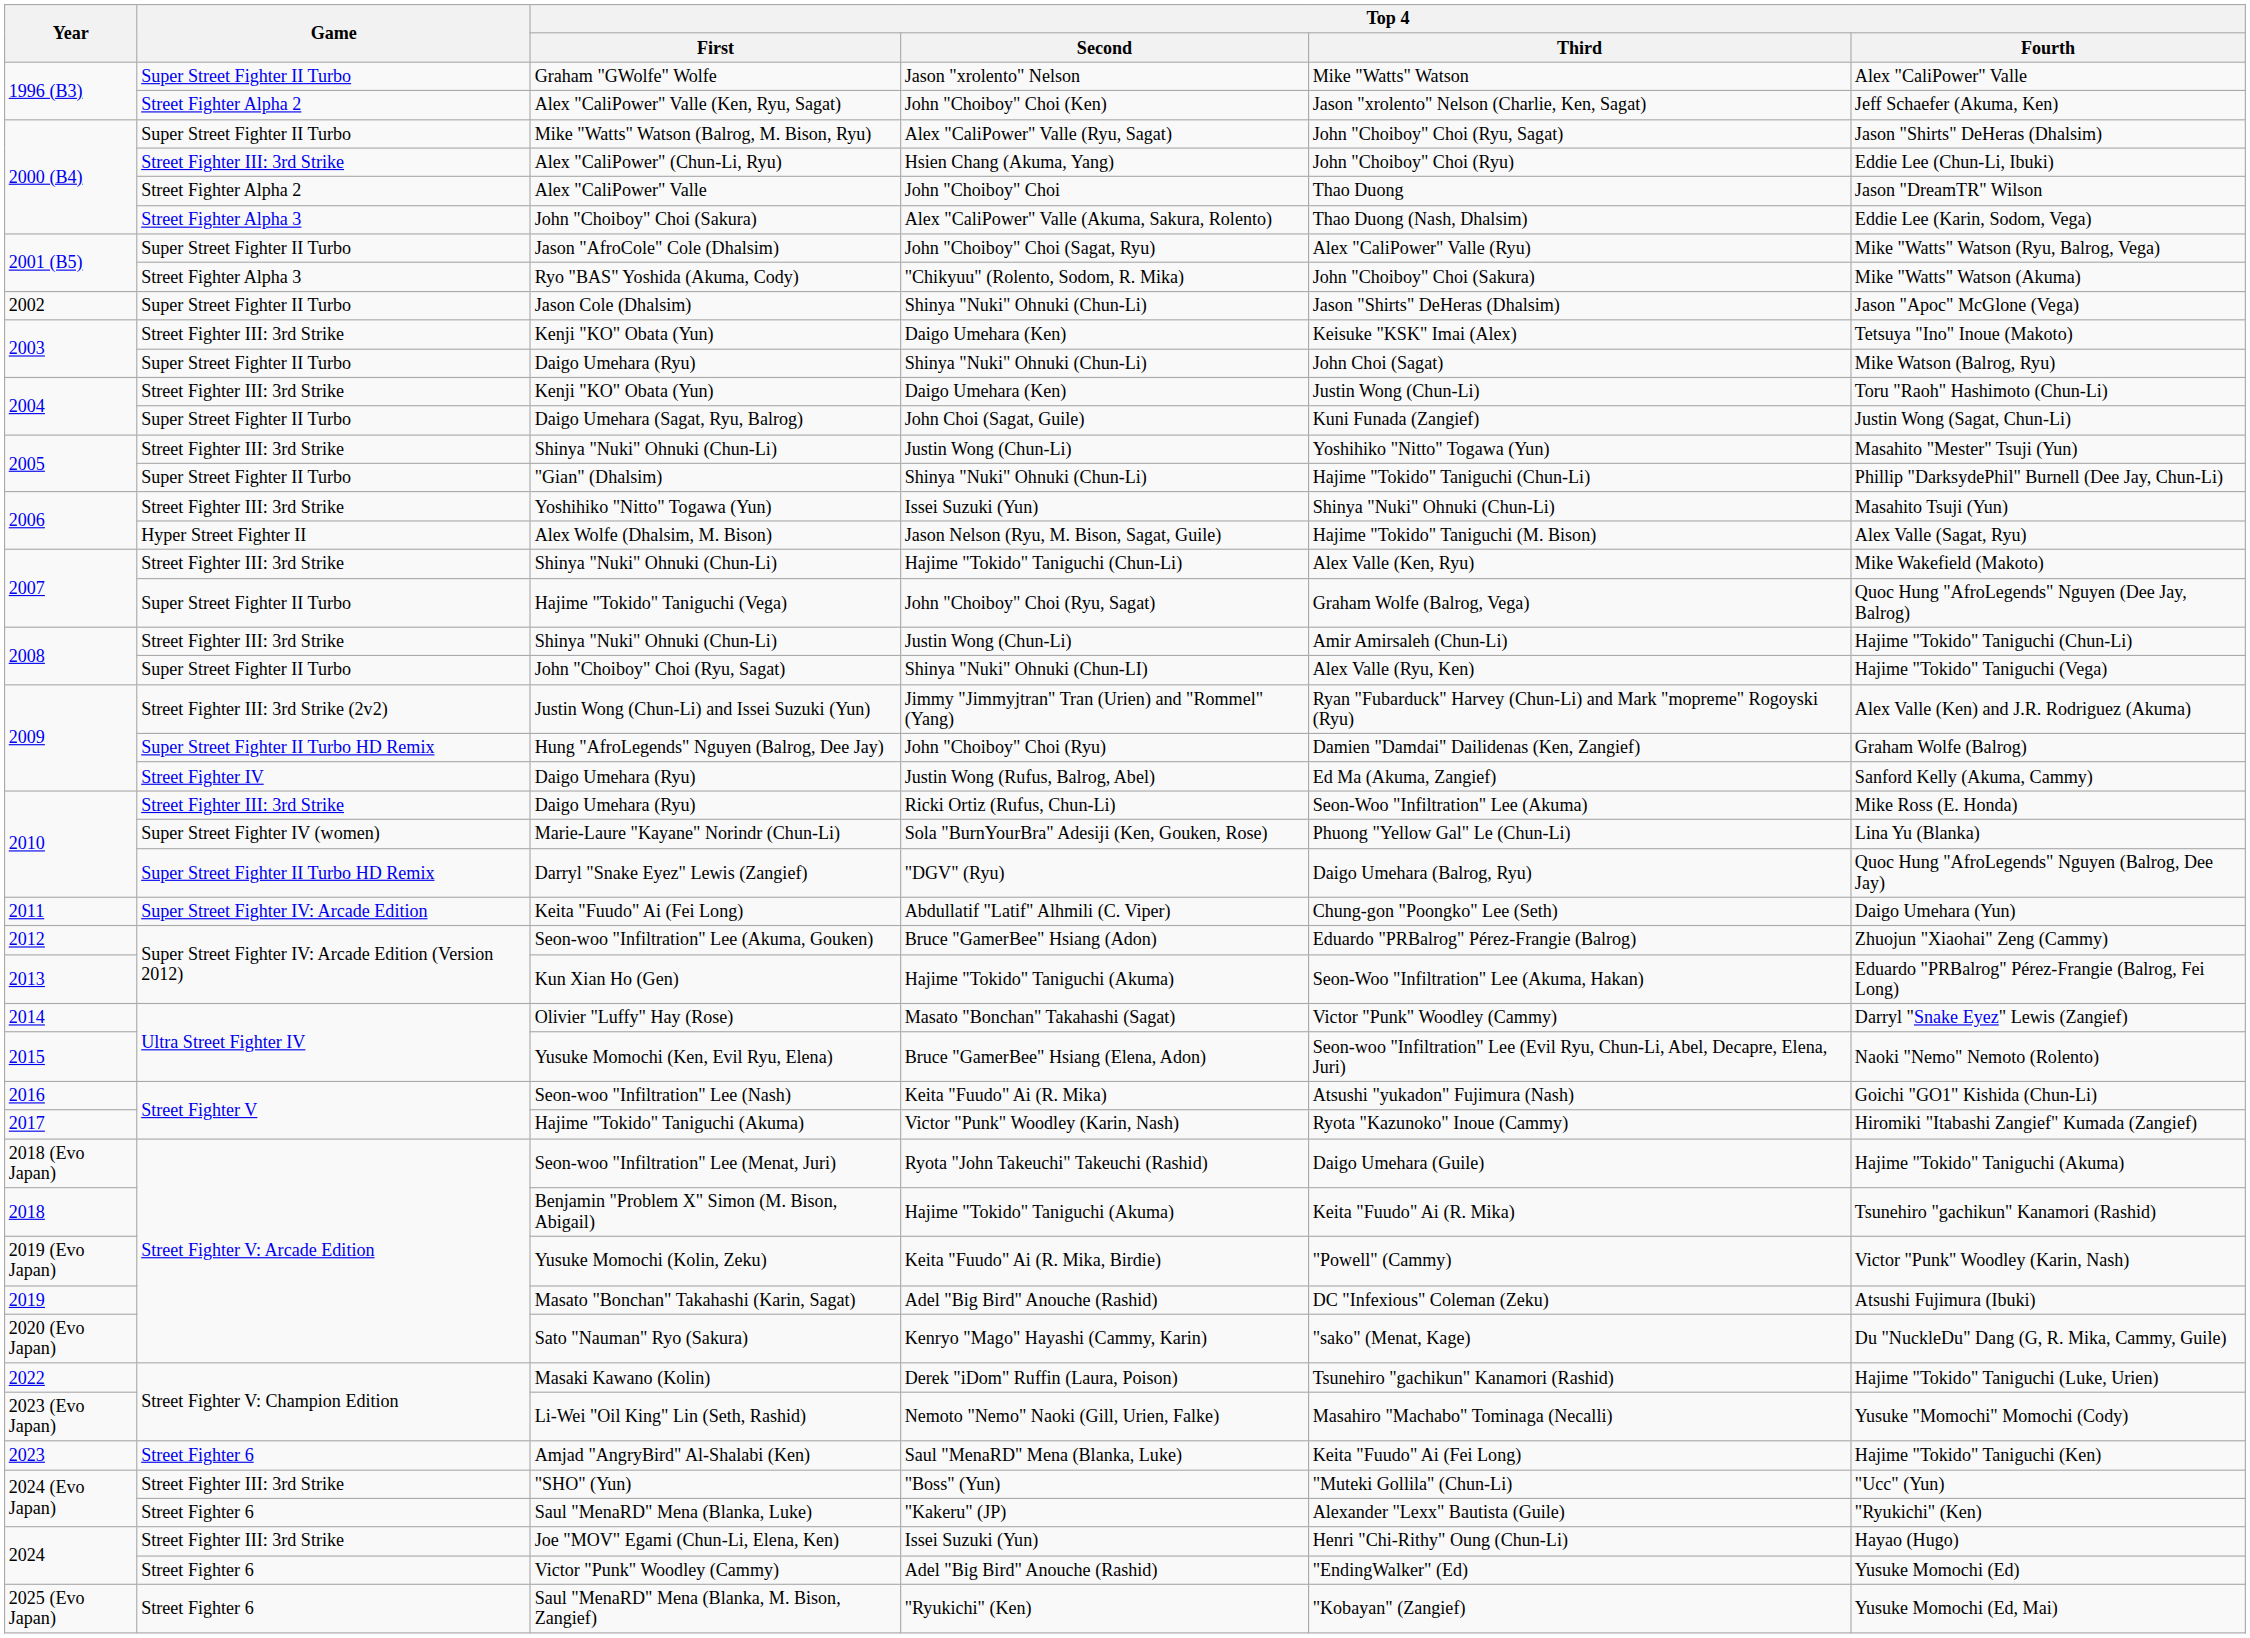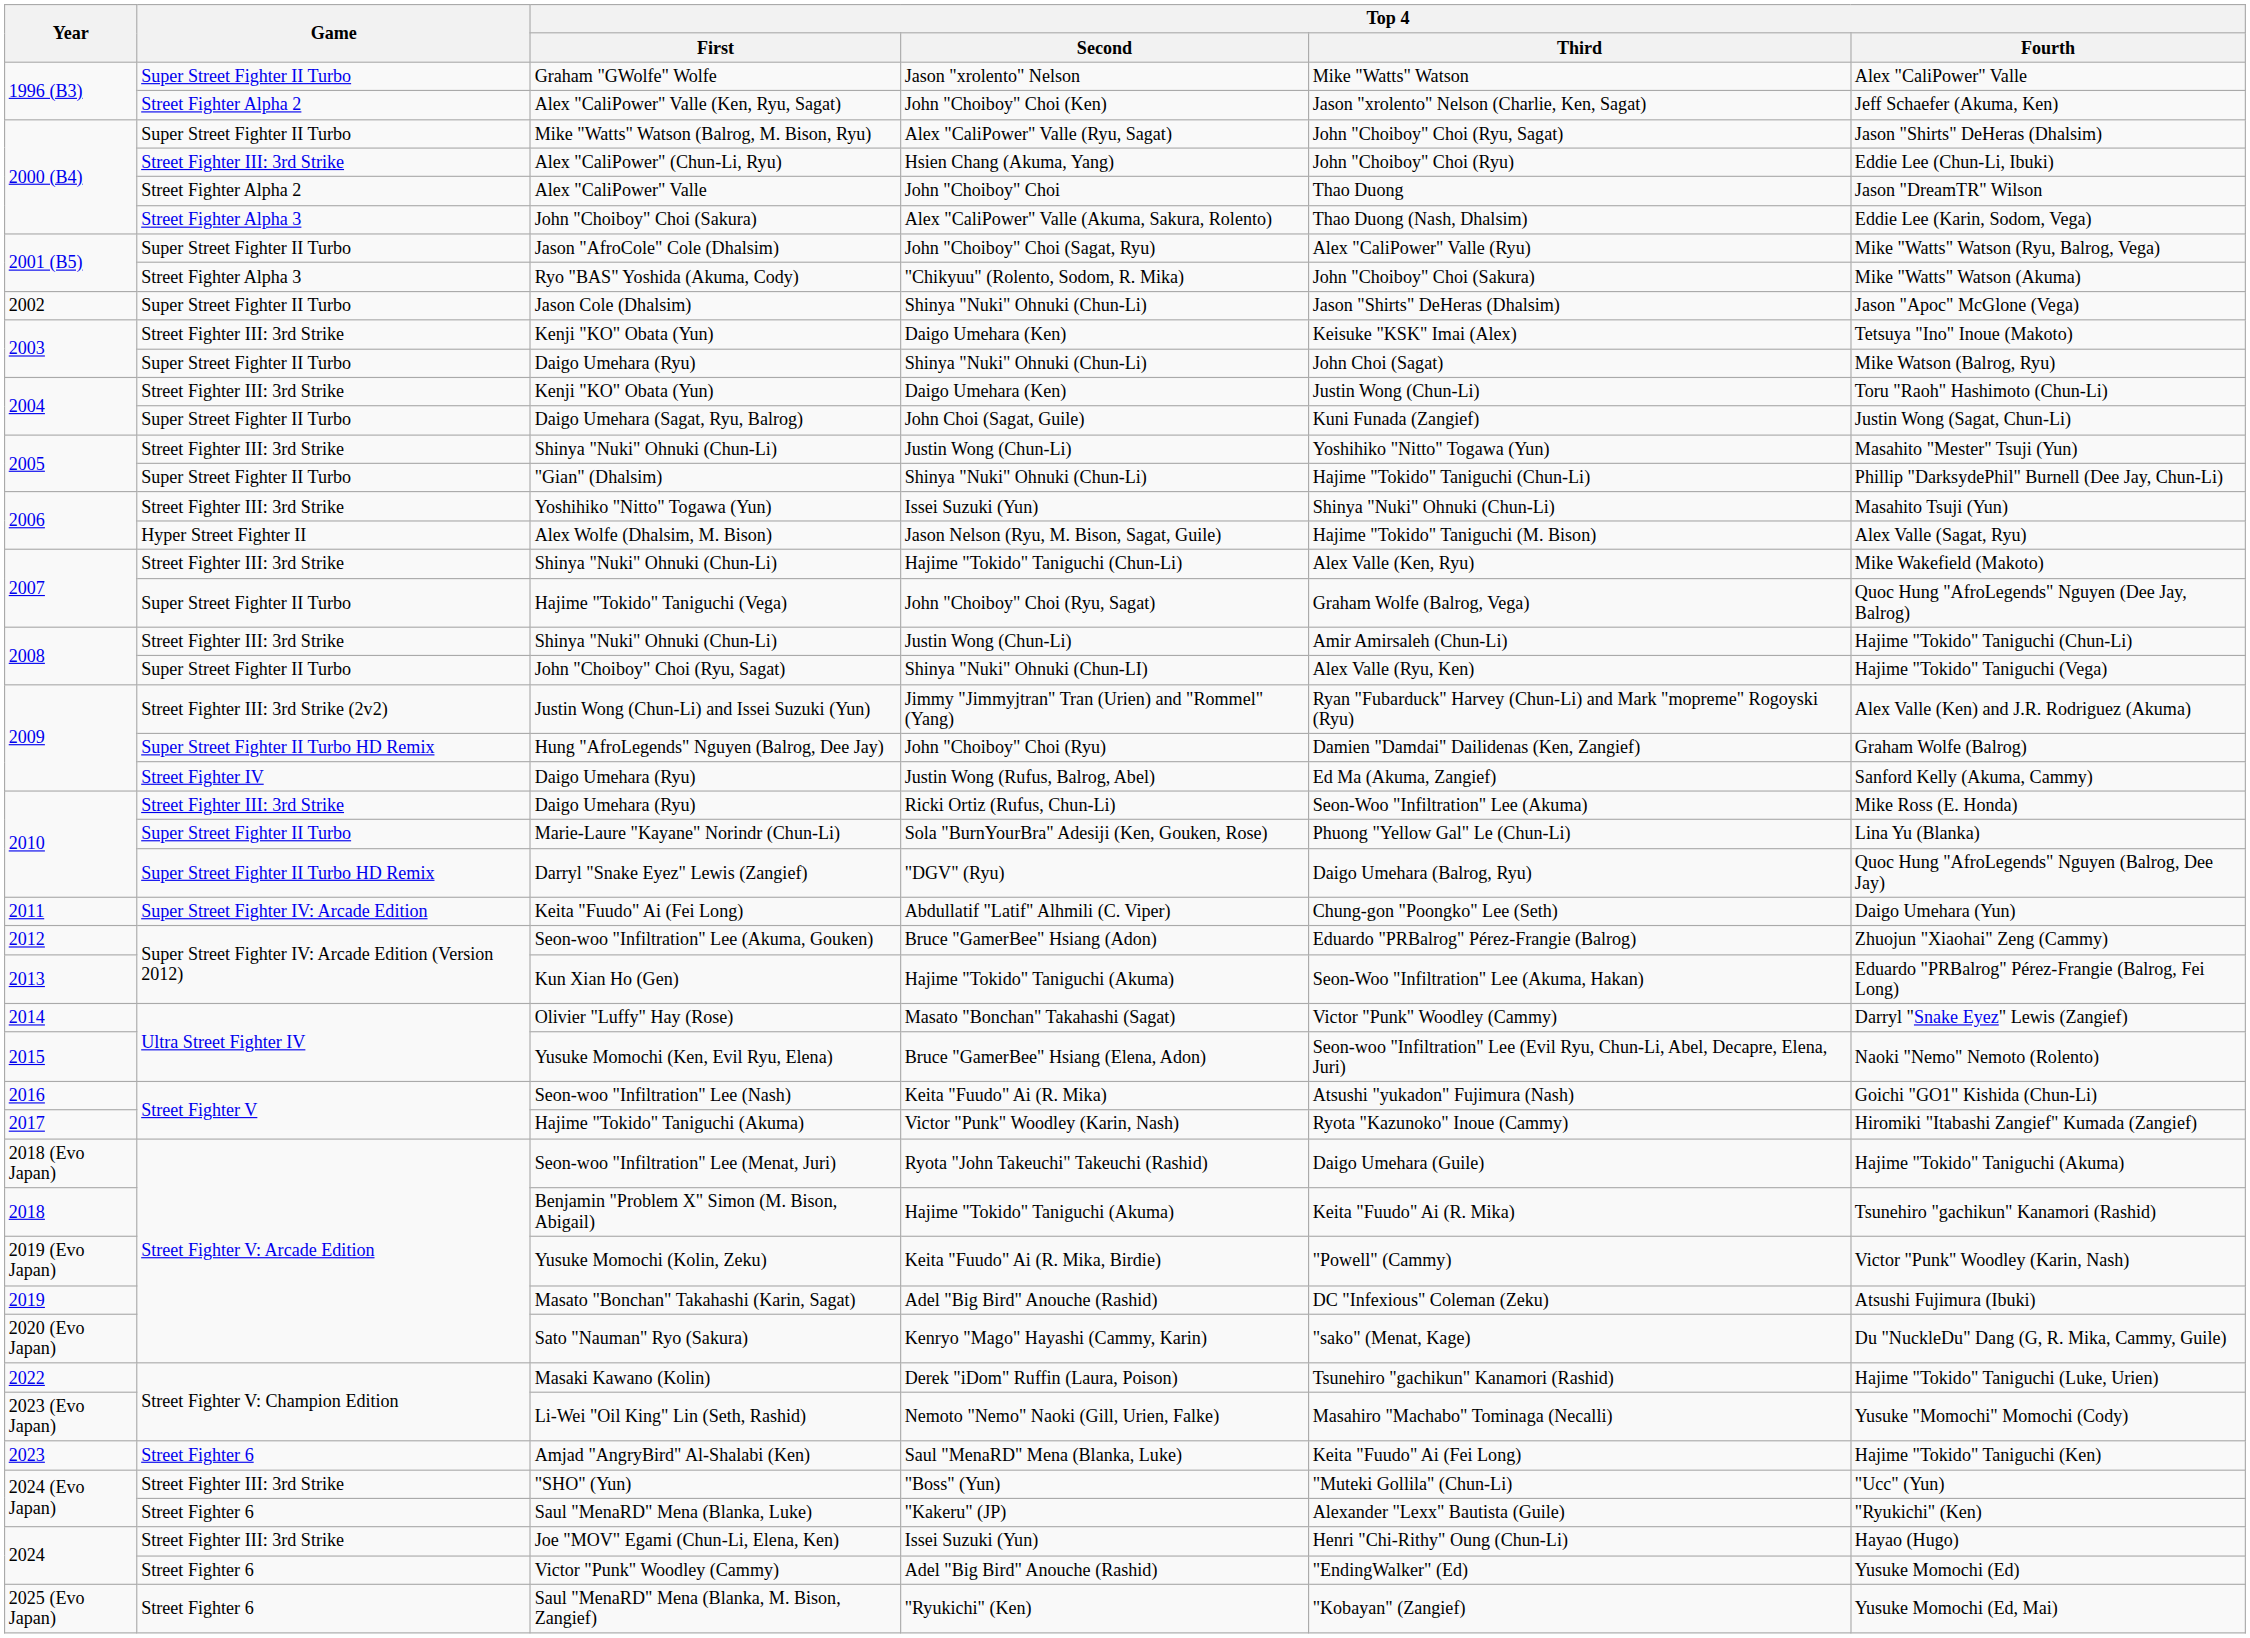(261, 833) Super Street Fighter IV (women) -> (246, 833) Super Street Fighter II Turbo
